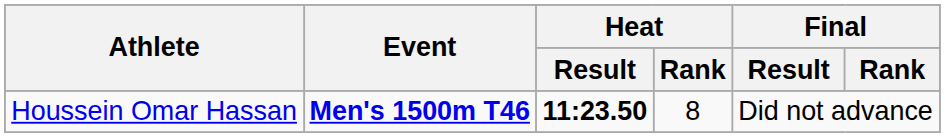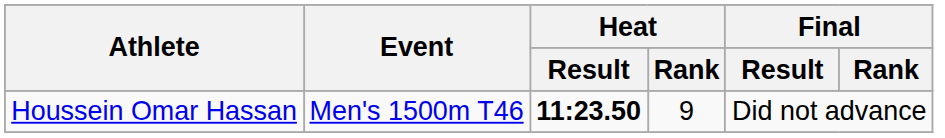(420, 112) bold -> (417, 112) normal
(693, 112) 8 -> (687, 112) 9
